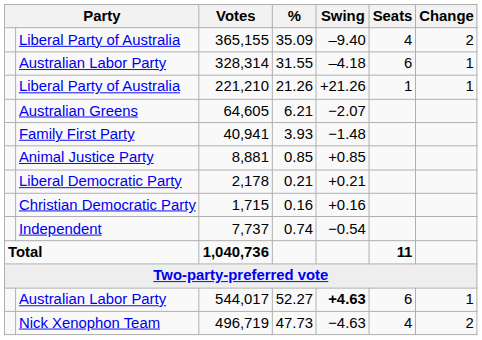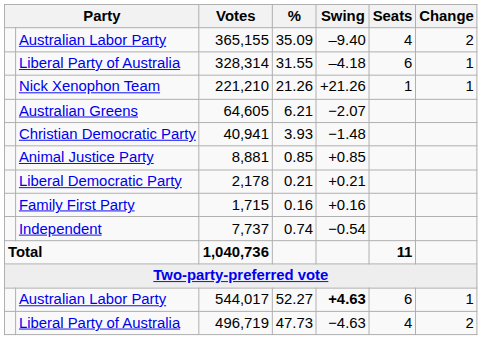(100, 39) Liberal Party of Australia -> (93, 39) Australian Labor Party
(93, 63) Australian Labor Party -> (100, 63) Liberal Party of Australia
(100, 87) Liberal Party of Australia -> (89, 87) Nick Xenophon Team
(77, 134) Family First Party -> (107, 134) Christian Democratic Party
(107, 205) Christian Democratic Party -> (77, 205) Family First Party
(89, 323) Nick Xenophon Team -> (100, 323) Liberal Party of Australia
